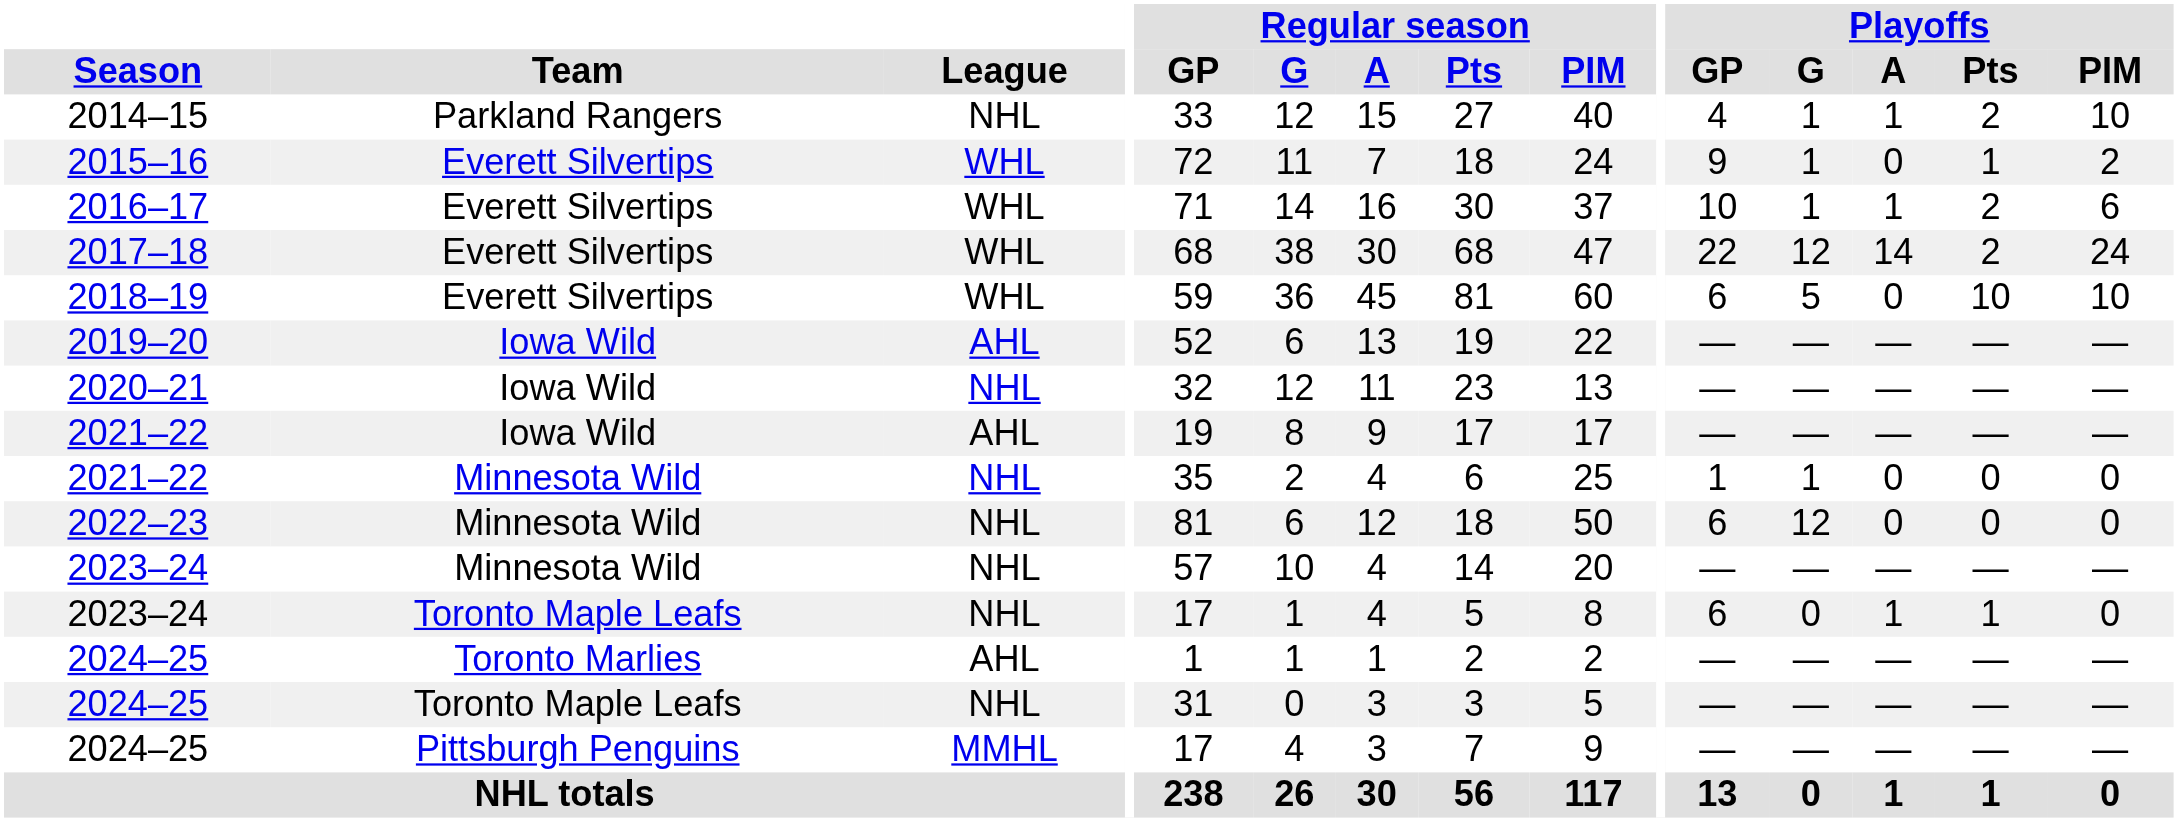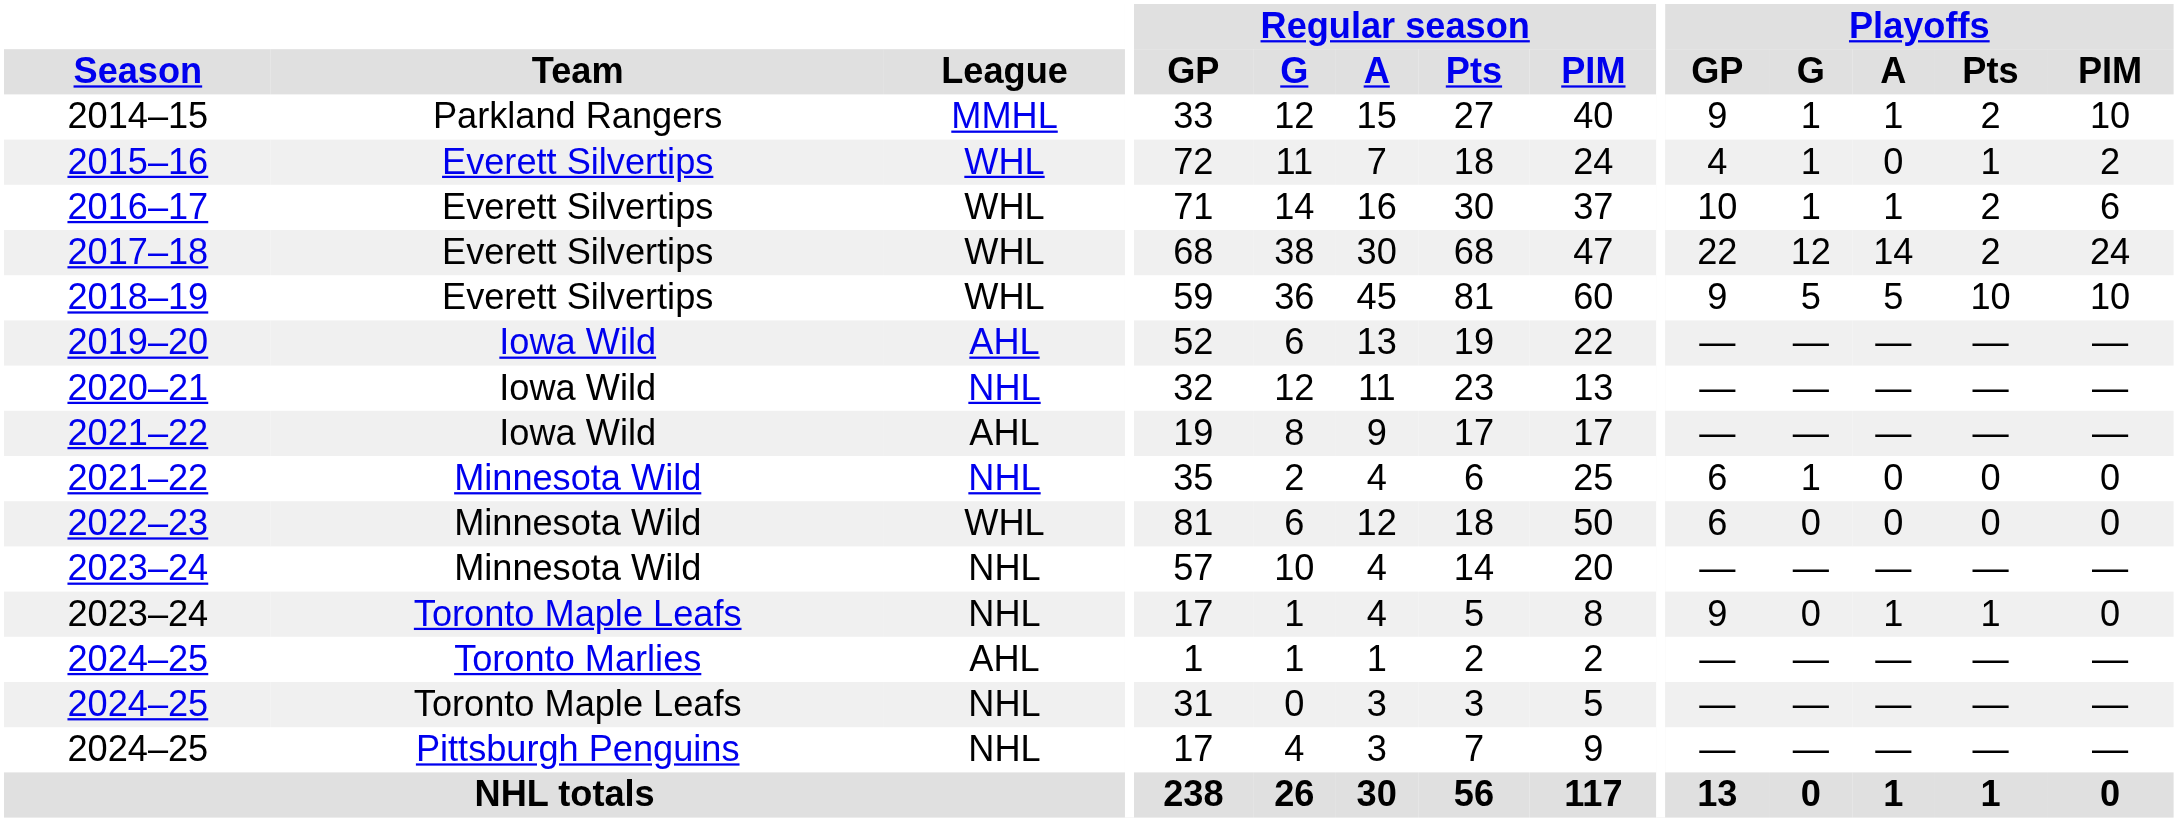(1005, 116) NHL -> (1005, 116) MMHL
(1717, 116) 4 -> (1717, 116) 9
(1717, 161) 9 -> (1717, 161) 4
(1717, 297) 6 -> (1717, 297) 9
(1893, 297) 0 -> (1893, 297) 5
(1717, 477) 1 -> (1717, 477) 6
(1005, 523) NHL -> (1005, 523) WHL
(1811, 523) 12 -> (1811, 523) 0
(1717, 613) 6 -> (1717, 613) 9
(1005, 749) MMHL -> (1005, 749) NHL
